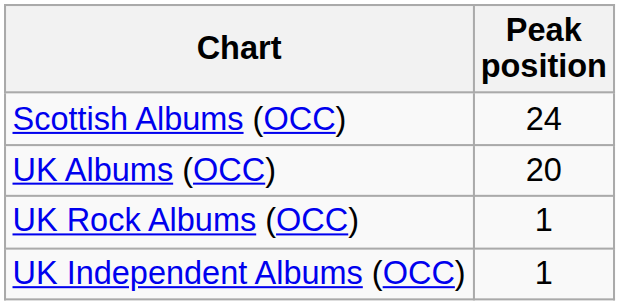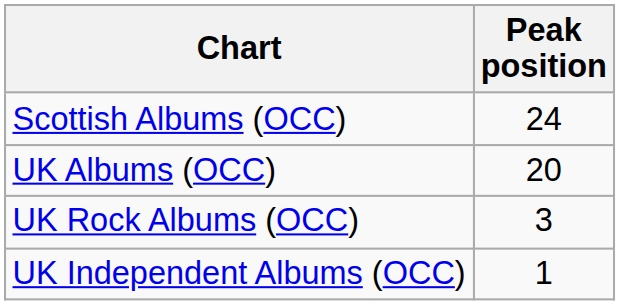(544, 221) 1 -> (544, 221) 3
